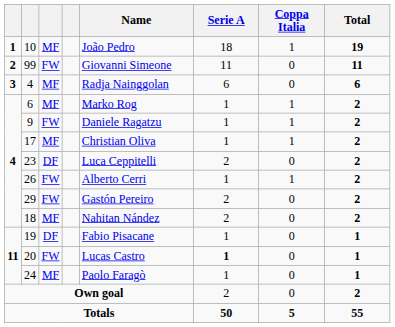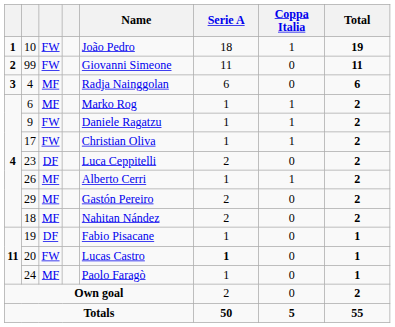(51, 46) MF -> (51, 46) FW
(51, 141) MF -> (51, 141) FW
(51, 179) FW -> (51, 179) MF
(51, 198) FW -> (51, 198) MF
